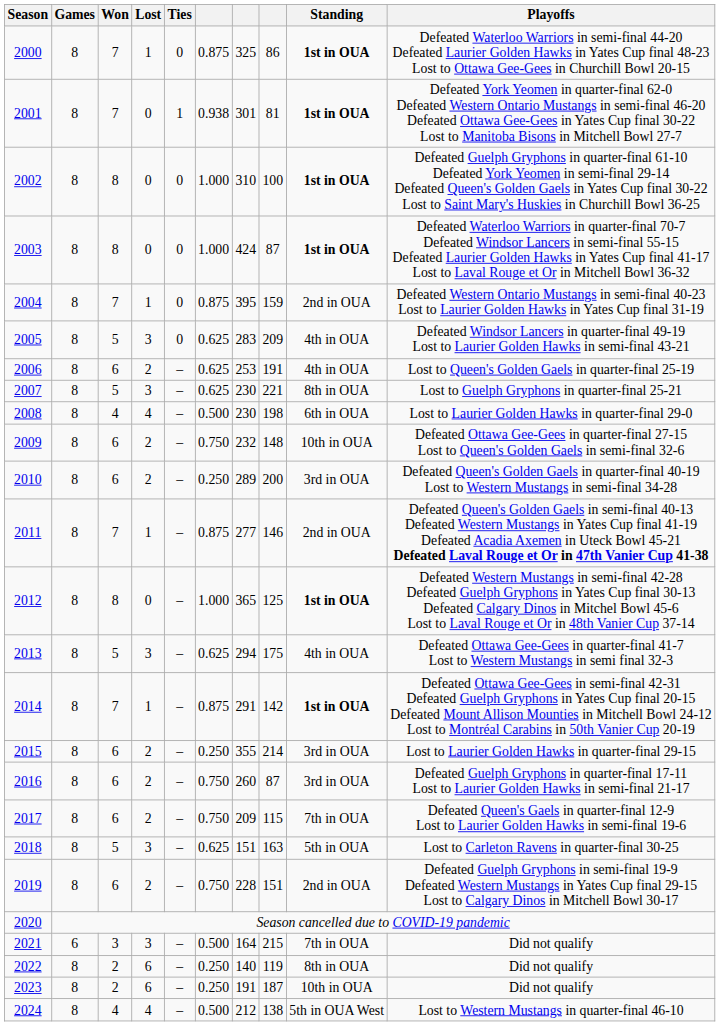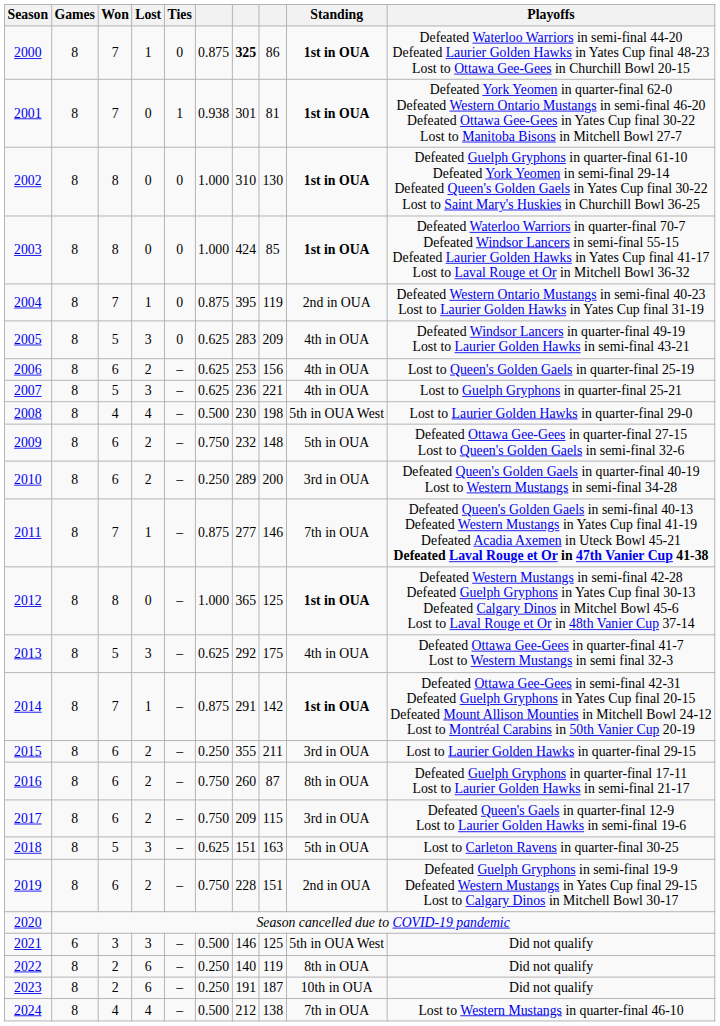(246, 52) normal -> (246, 52) bold
(273, 181) 100 -> (273, 181) 130
(273, 249) 87 -> (273, 249) 85
(273, 302) 159 -> (273, 302) 119
(273, 369) 191 -> (273, 369) 156
(246, 391) 230 -> (246, 391) 236
(337, 391) 8th in OUA -> (337, 391) 4th in OUA
(337, 413) 6th in OUA -> (337, 413) 5th in OUA West
(337, 442) 10th in OUA -> (337, 442) 5th in OUA
(337, 532) 2nd in OUA -> (337, 532) 7th in OUA
(246, 653) 294 -> (246, 653) 292
(273, 751) 214 -> (273, 751) 211
(337, 781) 3rd in OUA -> (337, 781) 8th in OUA
(337, 818) 7th in OUA -> (337, 818) 3rd in OUA
(246, 944) 164 -> (246, 944) 146
(273, 944) 215 -> (273, 944) 125
(337, 944) 7th in OUA -> (337, 944) 5th in OUA West
(337, 1009) 5th in OUA West -> (337, 1009) 7th in OUA
